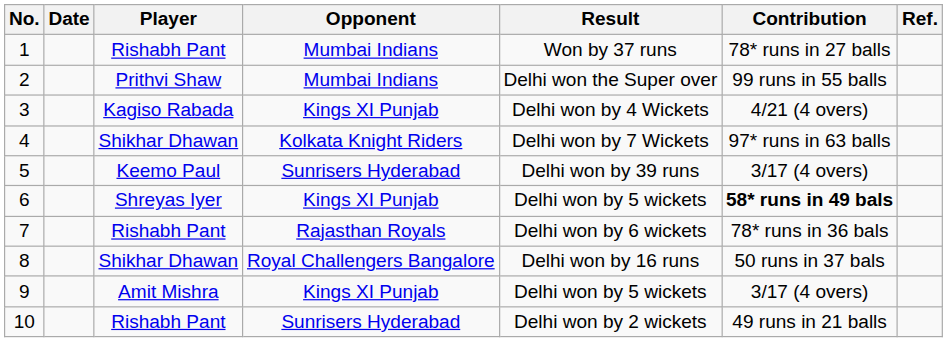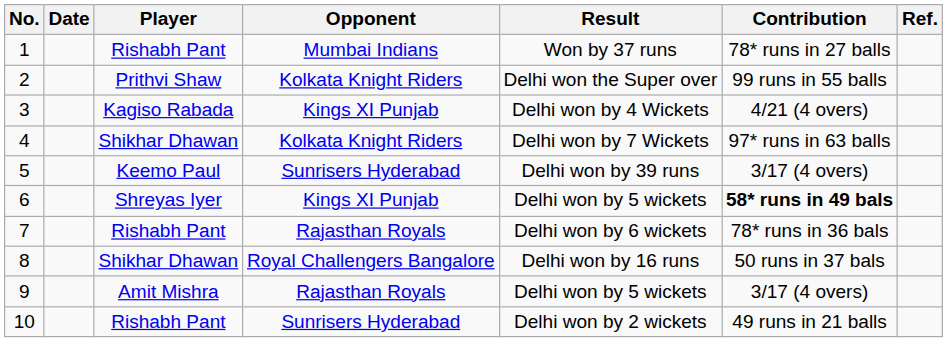(371, 79) Mumbai Indians -> (371, 79) Kolkata Knight Riders
(371, 291) Kings XI Punjab -> (371, 291) Rajasthan Royals
